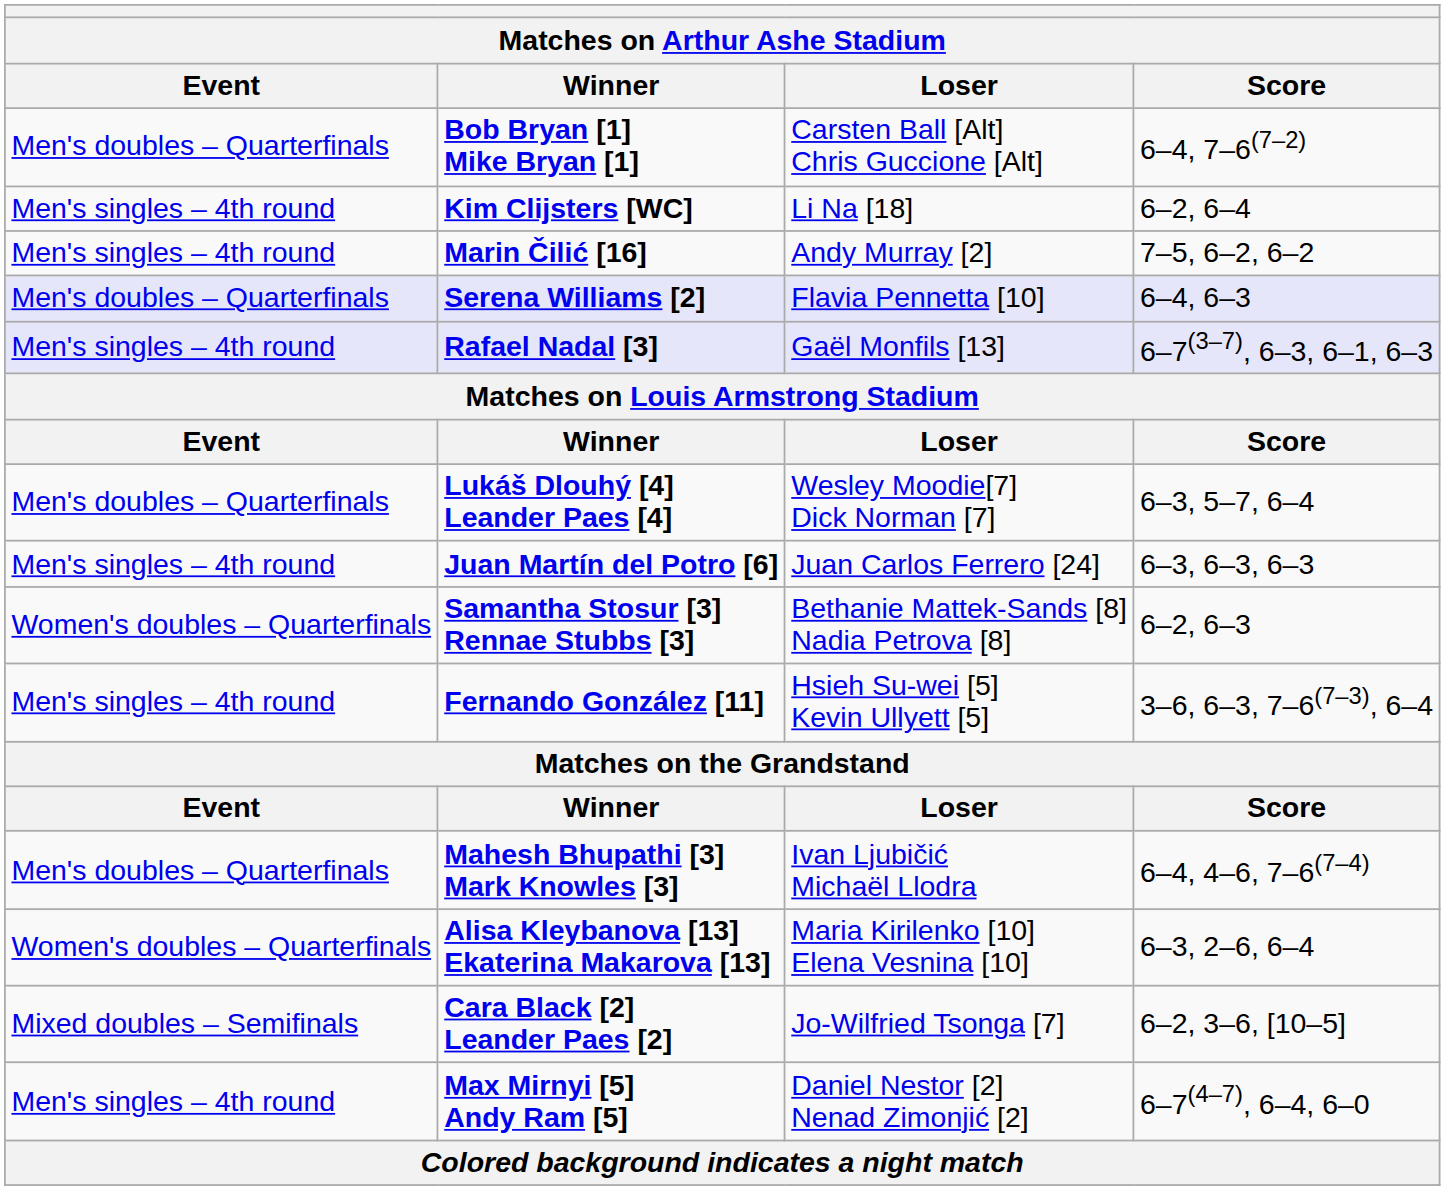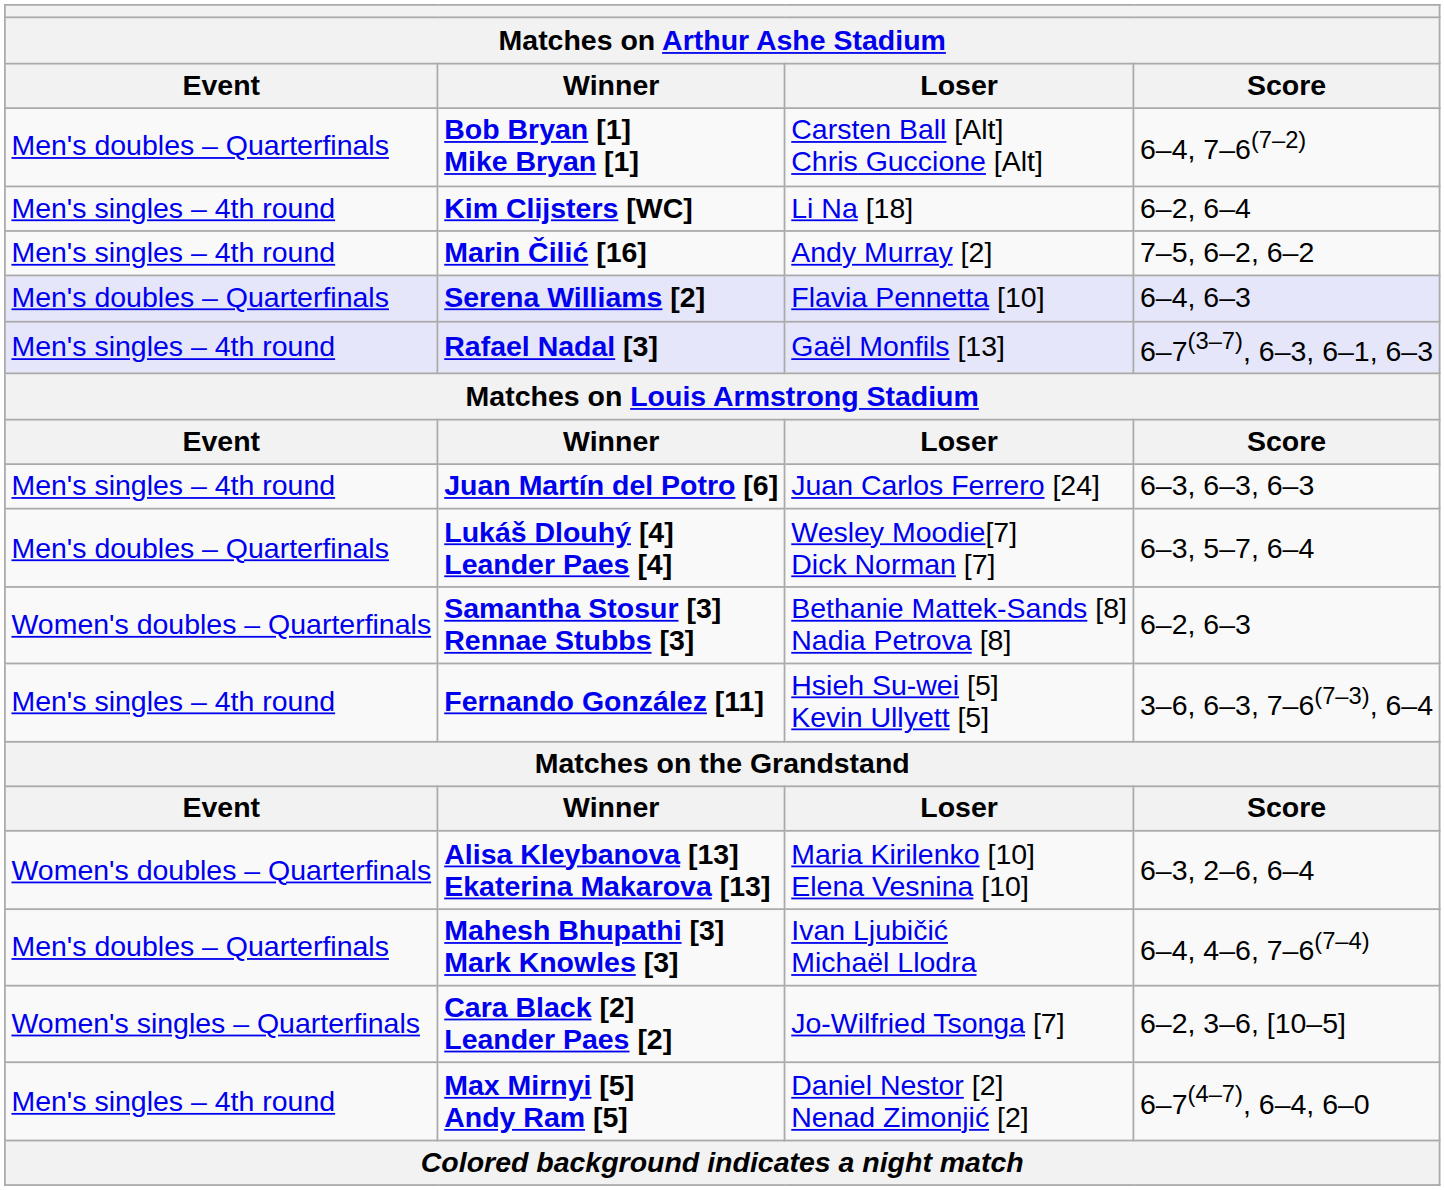rows swapped: (559, 502) <-> (611, 563)
rows swapped: (607, 946) <-> (584, 869)
(185, 1024) Mixed doubles – Semifinals -> (216, 1024) Women's singles – Quarterfinals
